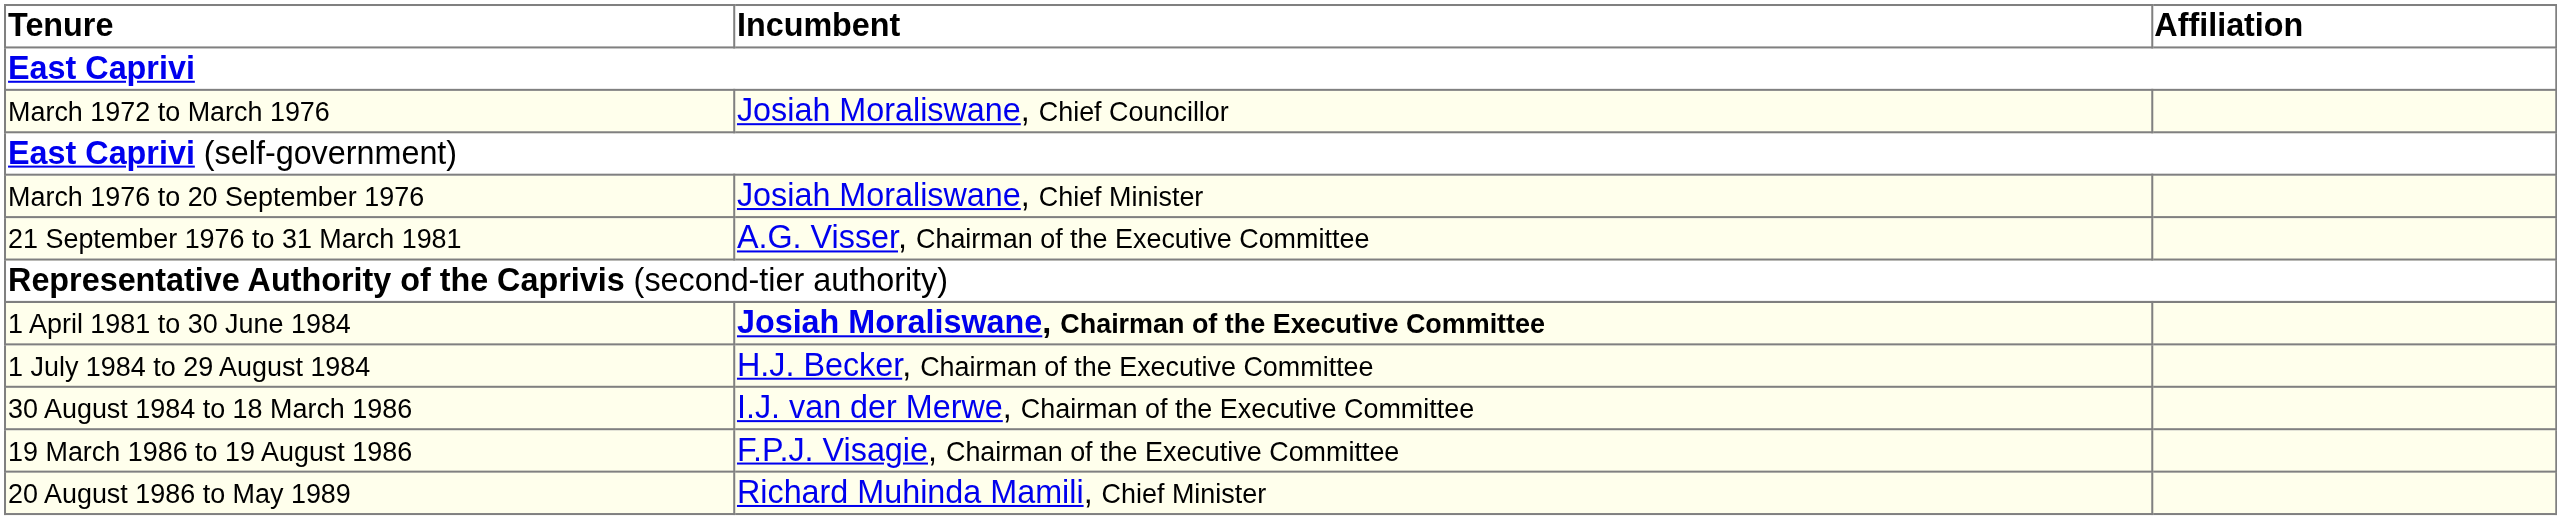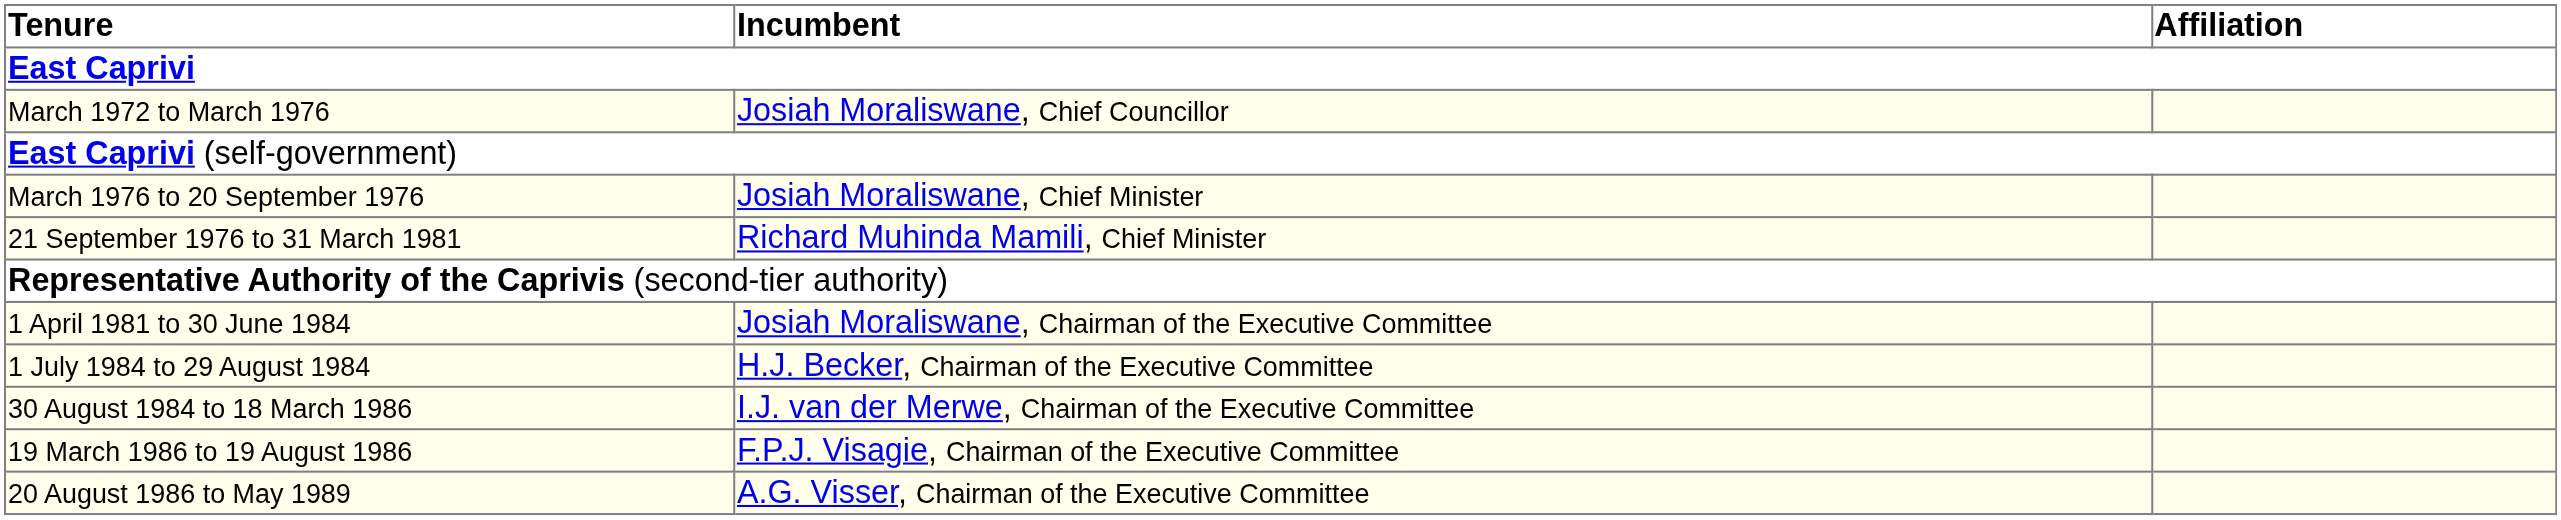(1053, 237) A.G. Visser, Chairman of the Executive Committee -> (1002, 237) Richard Muhinda Mamili, Chief Minister
(1141, 322) bold -> (1115, 322) normal
(1002, 492) Richard Muhinda Mamili, Chief Minister -> (1053, 492) A.G. Visser, Chairman of the Executive Committee
